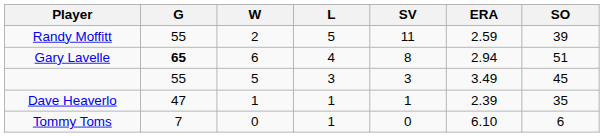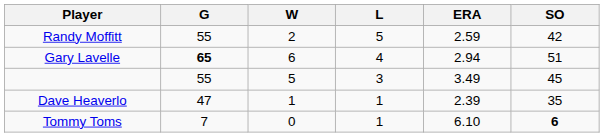- column: (408, 15)
(560, 36) 39 -> (555, 36) 42
(560, 121) normal -> (555, 121) bold
